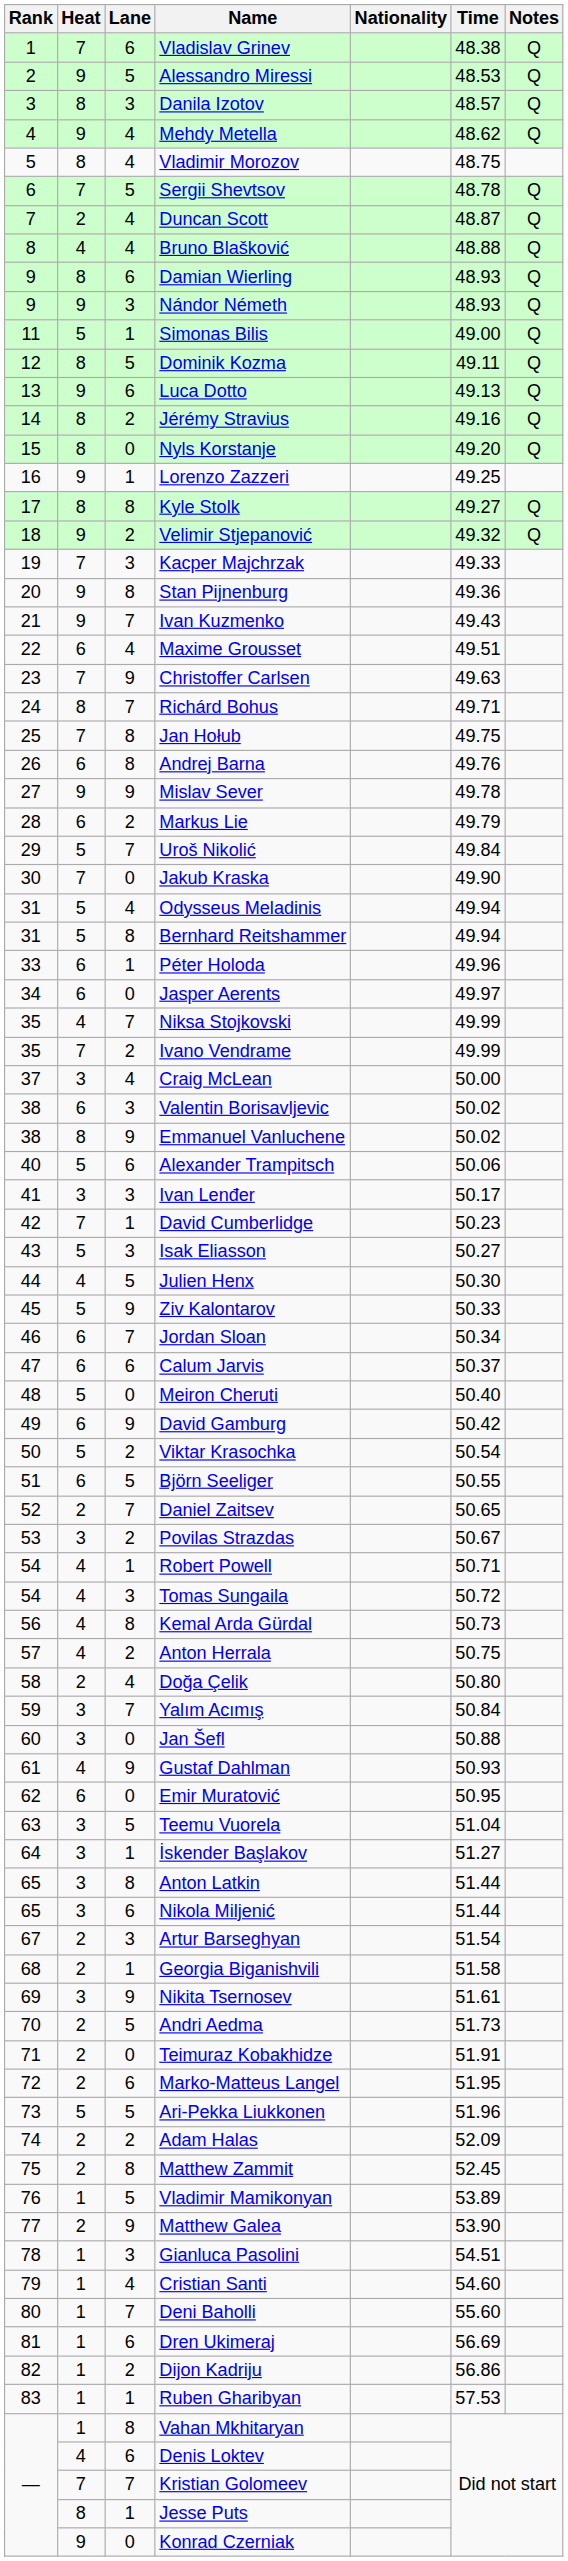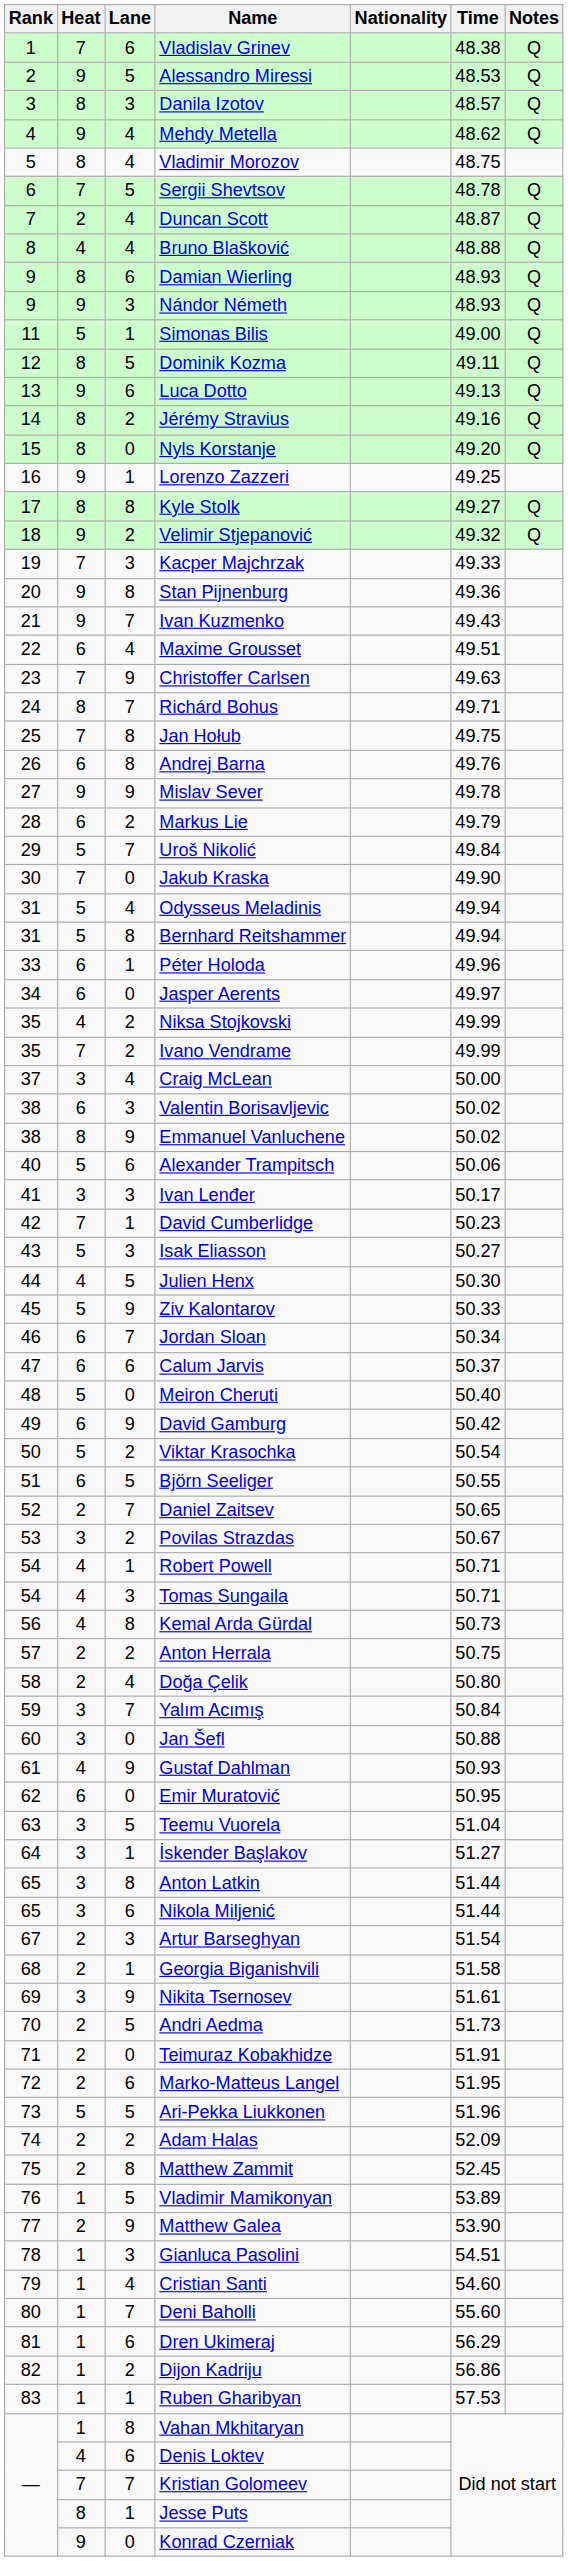(130, 1022) 7 -> (130, 1022) 2
(478, 1595) 50.72 -> (478, 1595) 50.71
(81, 1653) 4 -> (81, 1653) 2
(478, 2341) 56.69 -> (478, 2341) 56.29
